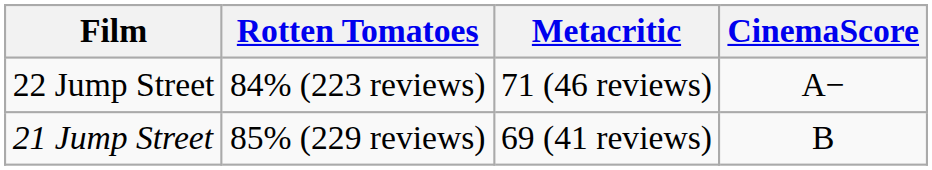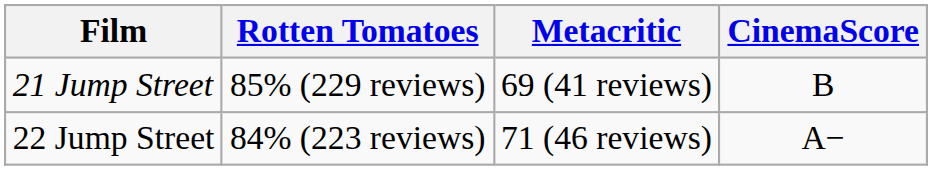rows swapped: (113, 137) <-> (114, 84)
